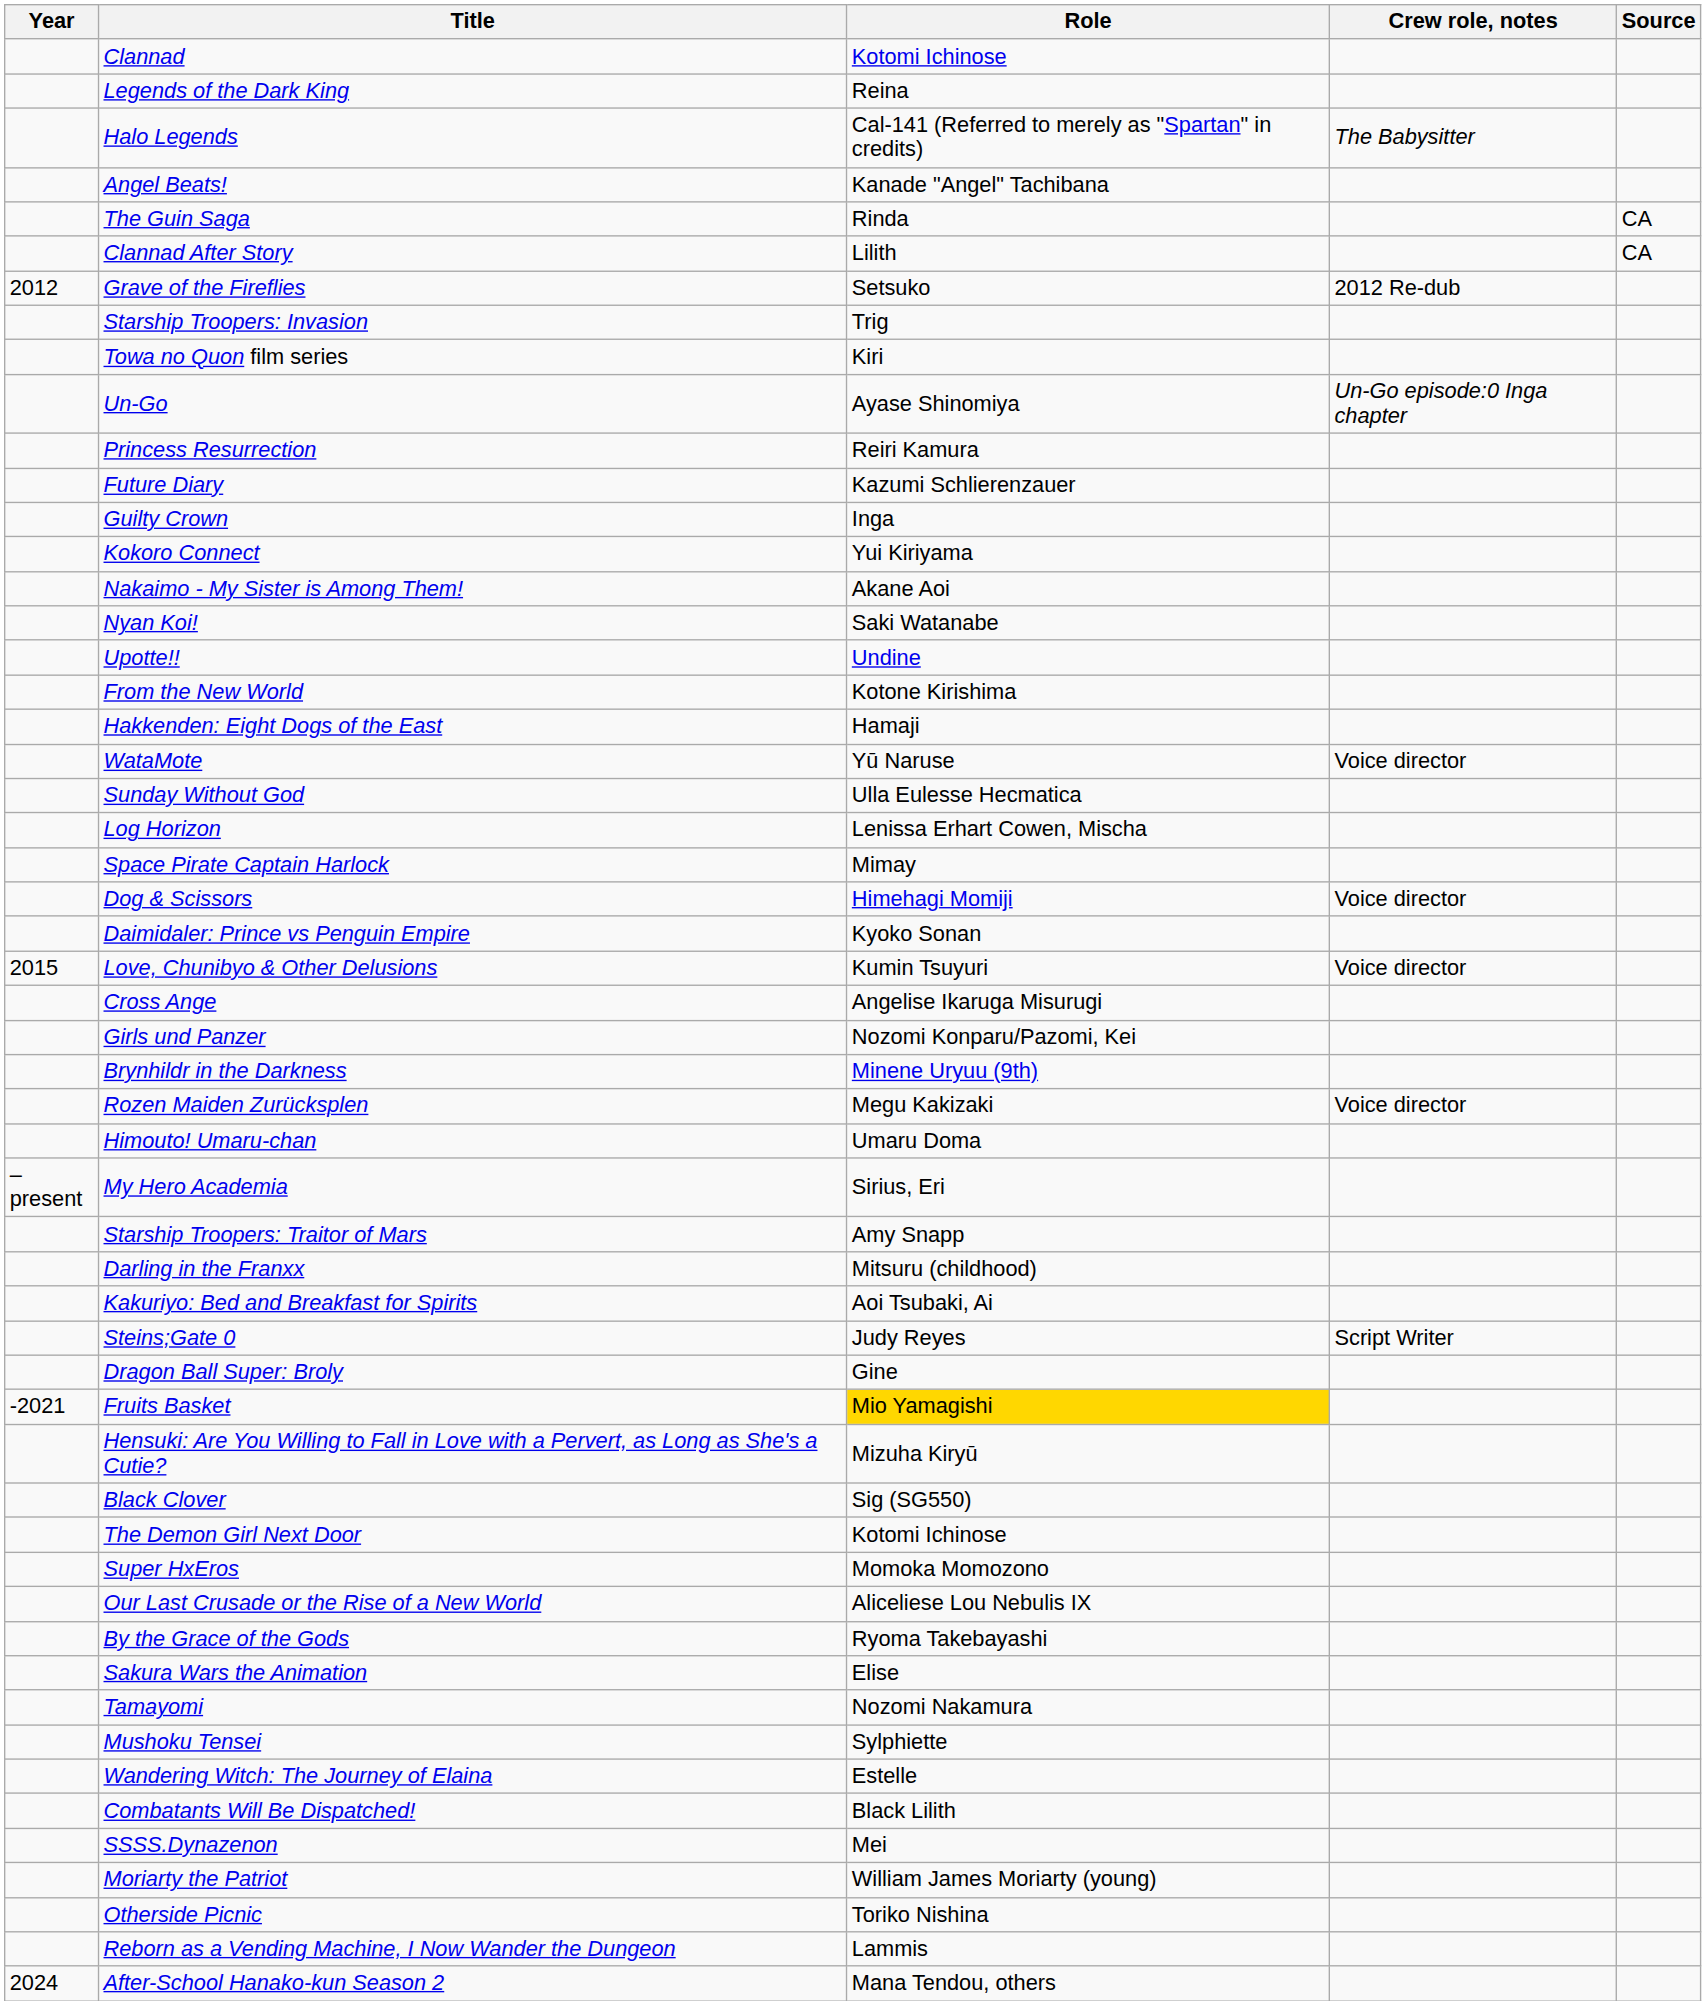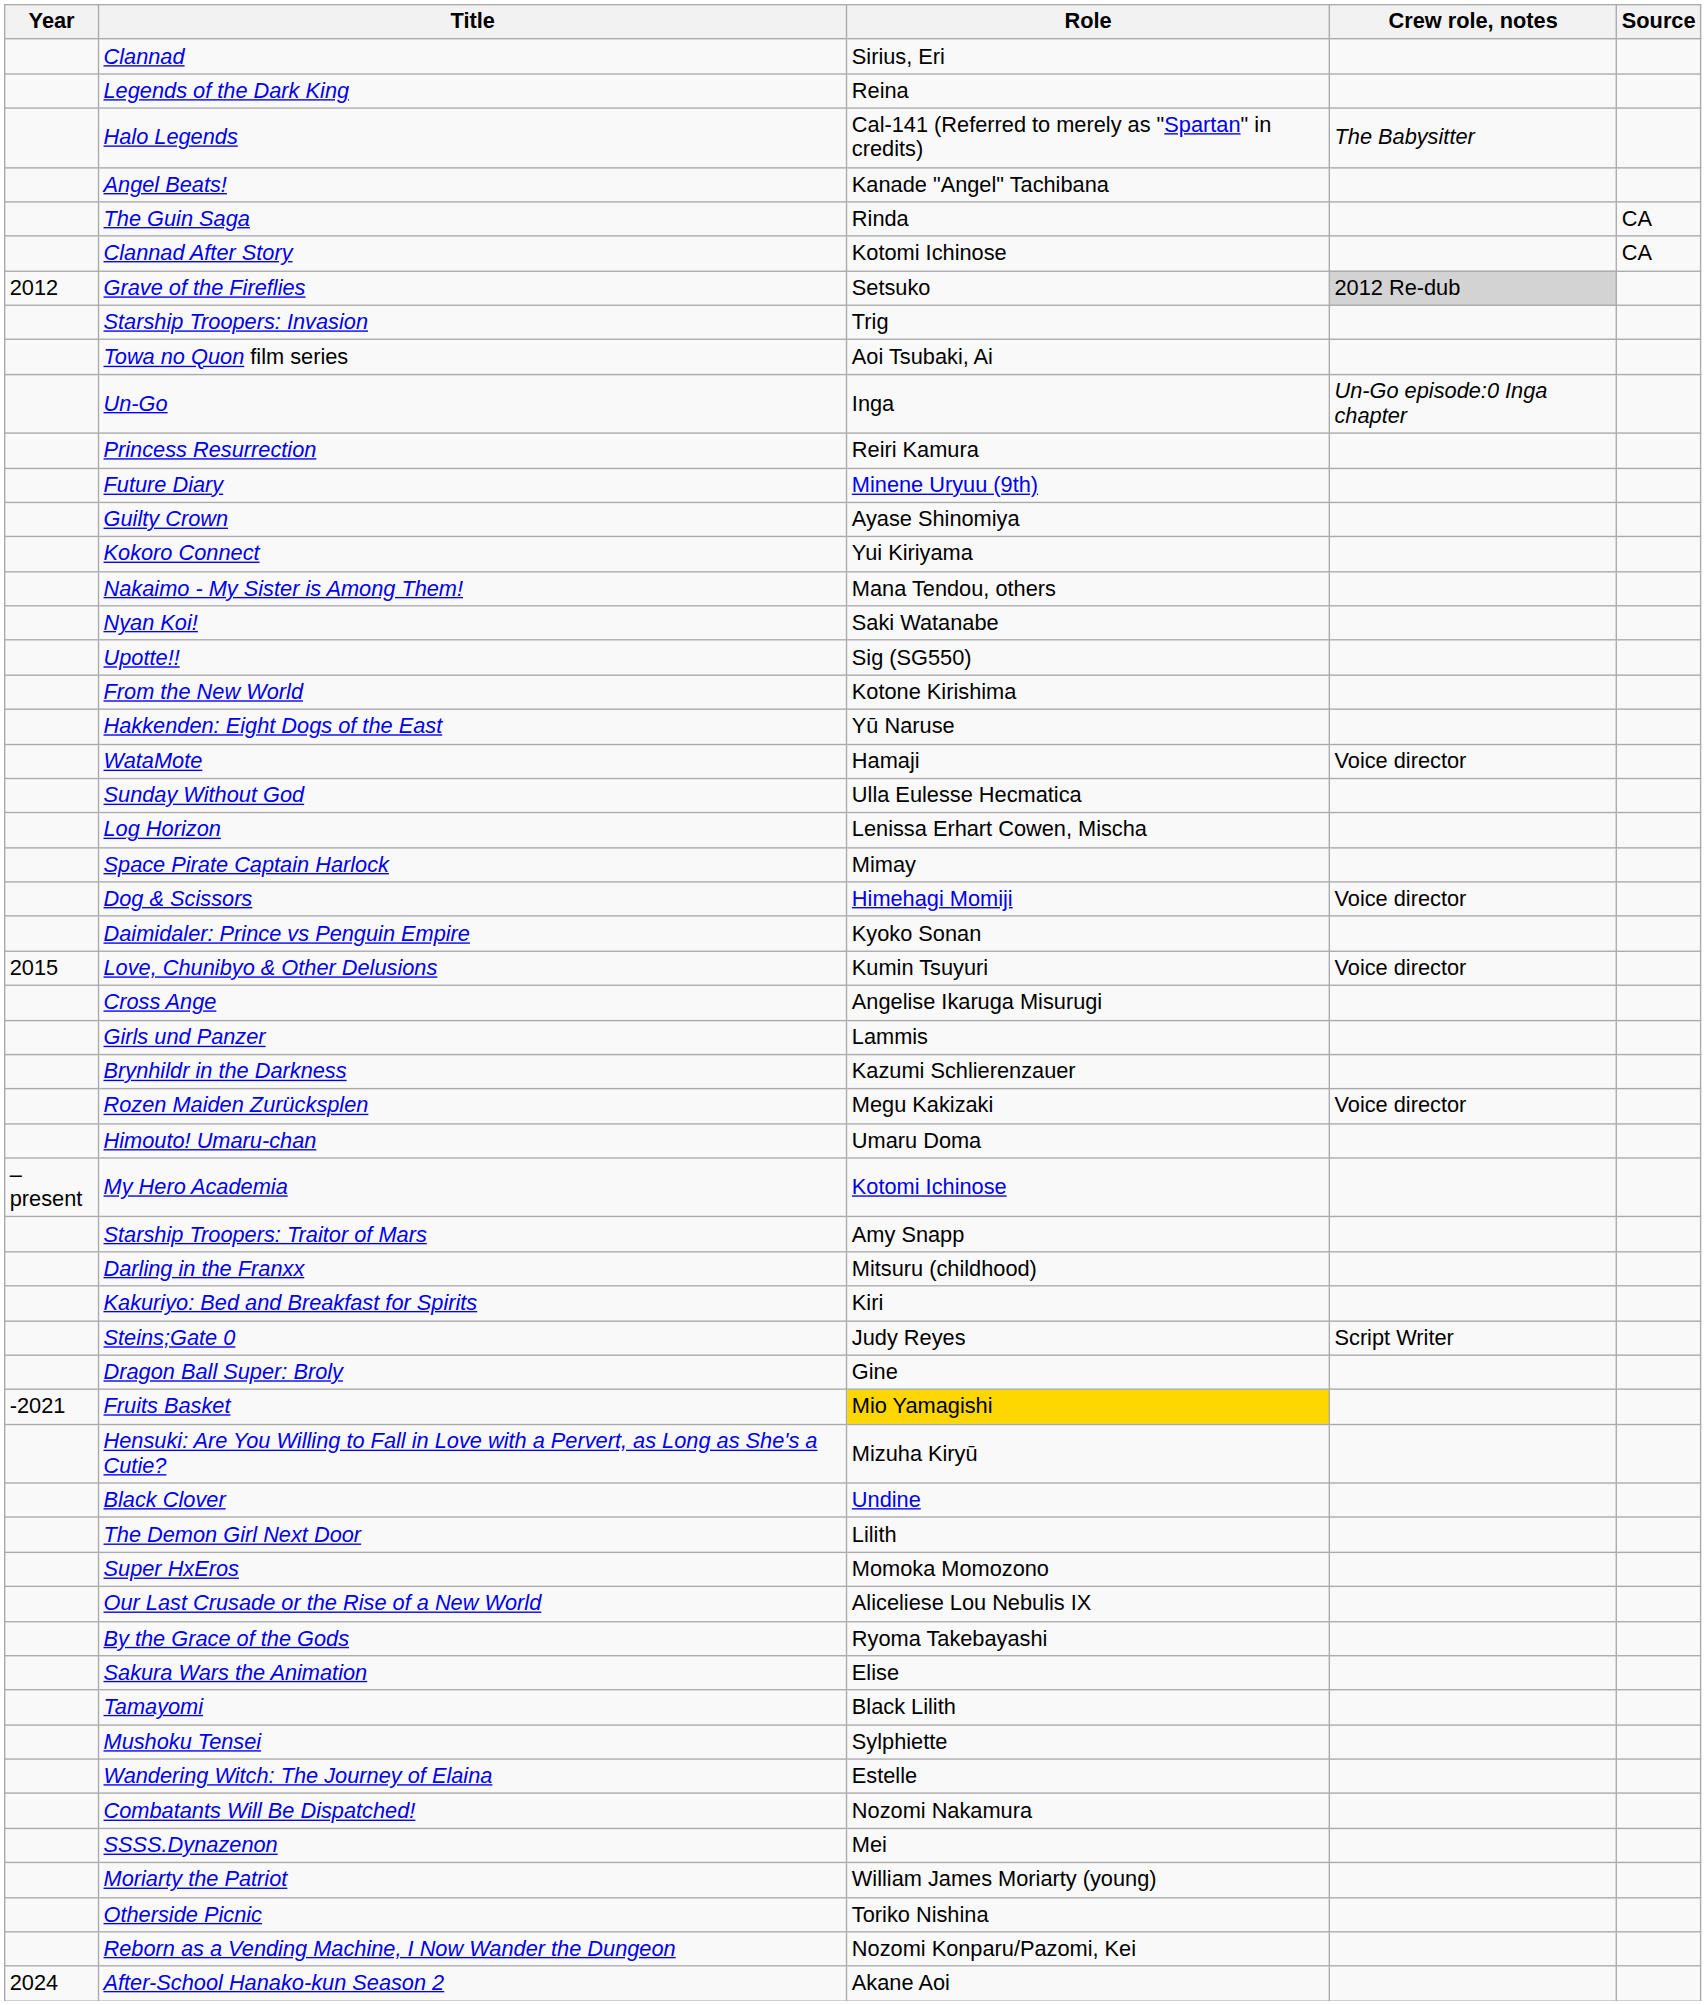(929, 56) Kotomi Ichinose -> (898, 56) Sirius, Eri
(874, 253) Lilith -> (929, 253) Kotomi Ichinose
(1397, 287) no background -> (1397, 287) lightgrey background
(868, 356) Kiri -> (922, 356) Aoi Tsubaki, Ai
(936, 403) Ayase Shinomiya -> (873, 403) Inga
(964, 484) Kazumi Schlierenzauer -> (945, 484) Minene Uryuu (9th)
(873, 519) Inga -> (936, 519) Ayase Shinomiya
(901, 588) Akane Aoi -> (954, 588) Mana Tendou, others
(886, 657) Undine -> (912, 657) Sig (SG550)
(886, 726) Hamaji -> (903, 726) Yū Naruse
(903, 760) Yū Naruse -> (886, 760) Hamaji
(994, 1036) Nozomi Konparu/Pazomi, Kei -> (890, 1036) Lammis
(945, 1071) Minene Uryuu (9th) -> (964, 1071) Kazumi Schlierenzauer
(898, 1187) Sirius, Eri -> (929, 1187) Kotomi Ichinose
(922, 1303) Aoi Tsubaki, Ai -> (868, 1303) Kiri
(912, 1500) Sig (SG550) -> (886, 1500) Undine
(929, 1534) Kotomi Ichinose -> (874, 1534) Lilith
(942, 1707) Nozomi Nakamura -> (904, 1707) Black Lilith
(904, 1810) Black Lilith -> (942, 1810) Nozomi Nakamura
(890, 1948) Lammis -> (994, 1948) Nozomi Konparu/Pazomi, Kei
(954, 1983) Mana Tendou, others -> (901, 1983) Akane Aoi
